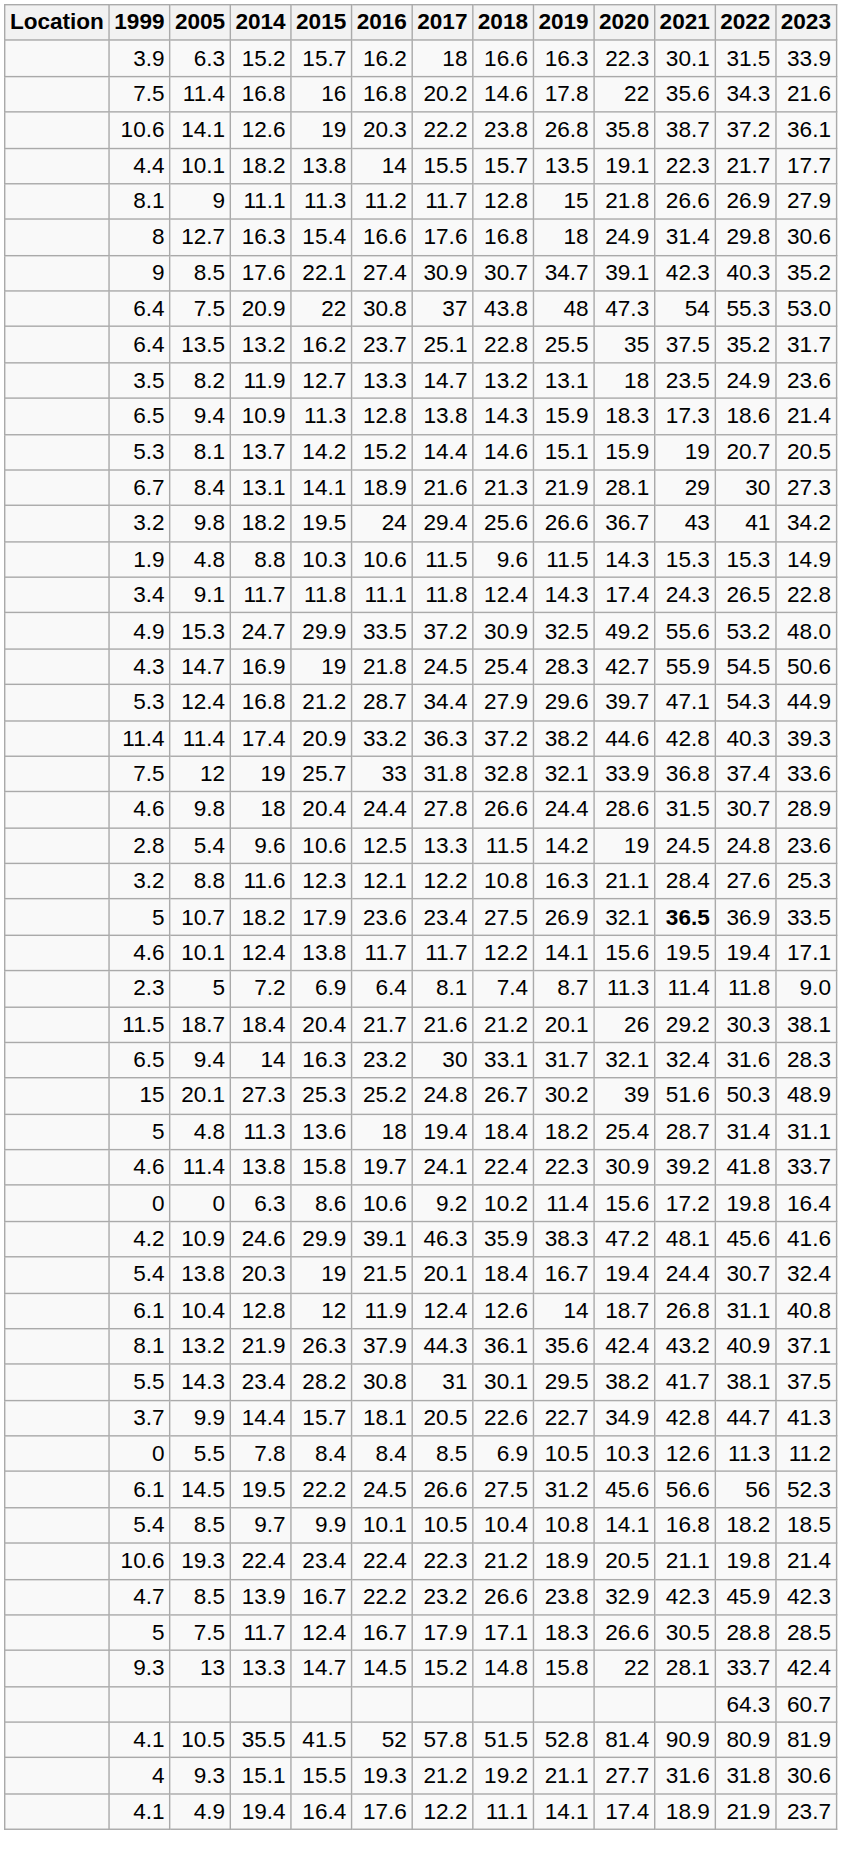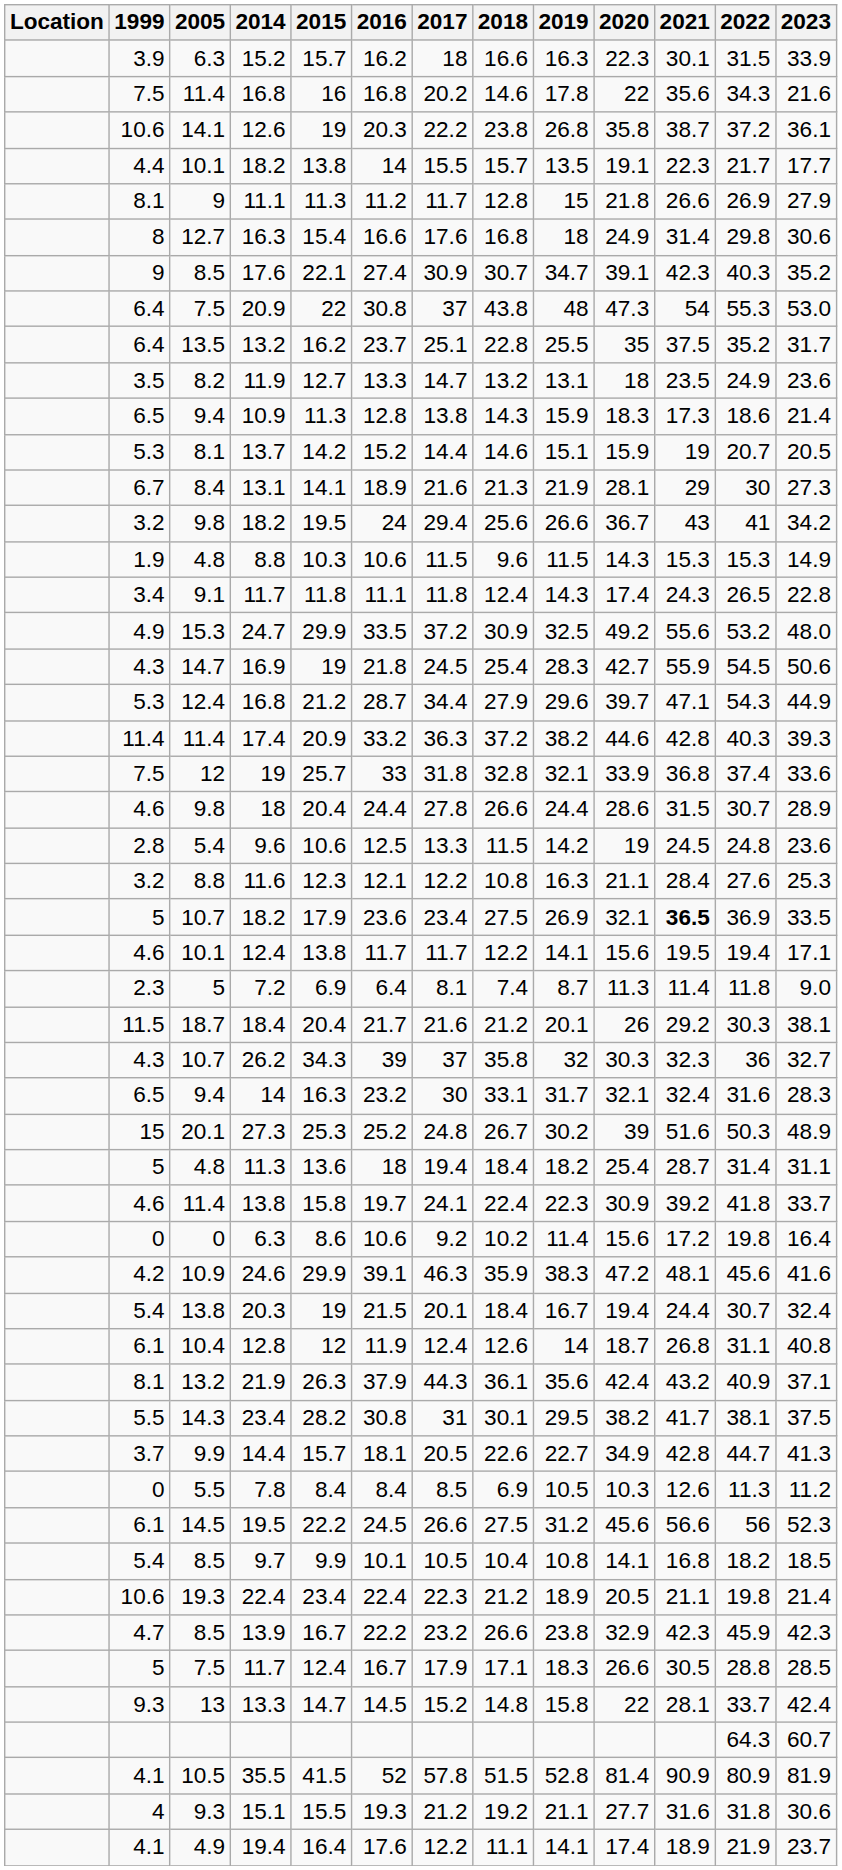+ row: (203, 1059)
